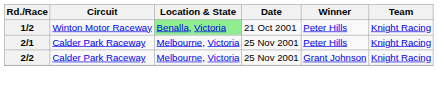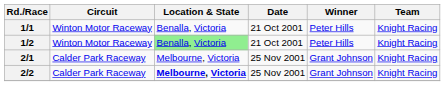+ row: (27, 28)
(325, 43) Peter Hills -> (341, 58) Grant Johnson
(198, 58) normal -> (201, 73) bold
